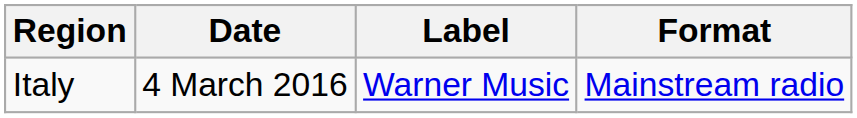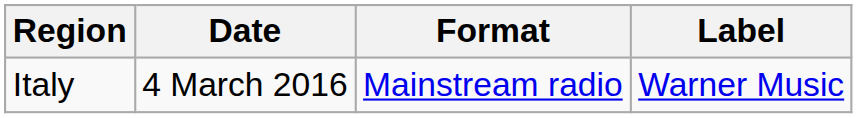columns swapped: (714, 31) <-> (466, 31)
